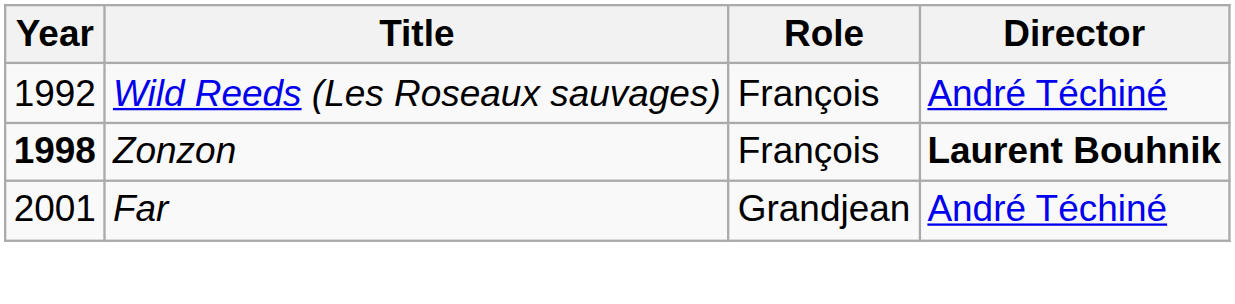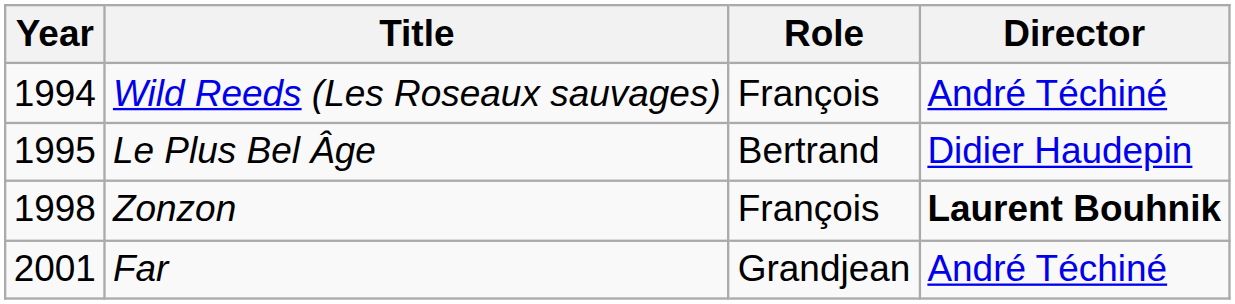(55, 92) 1992 -> (55, 92) 1994
+ row: (244, 151)
(55, 151) bold -> (55, 209) normal
